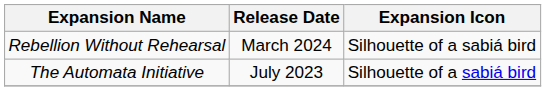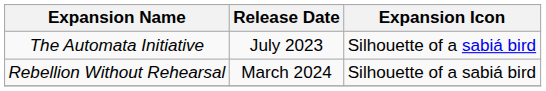rows swapped: (117, 72) <-> (117, 45)
